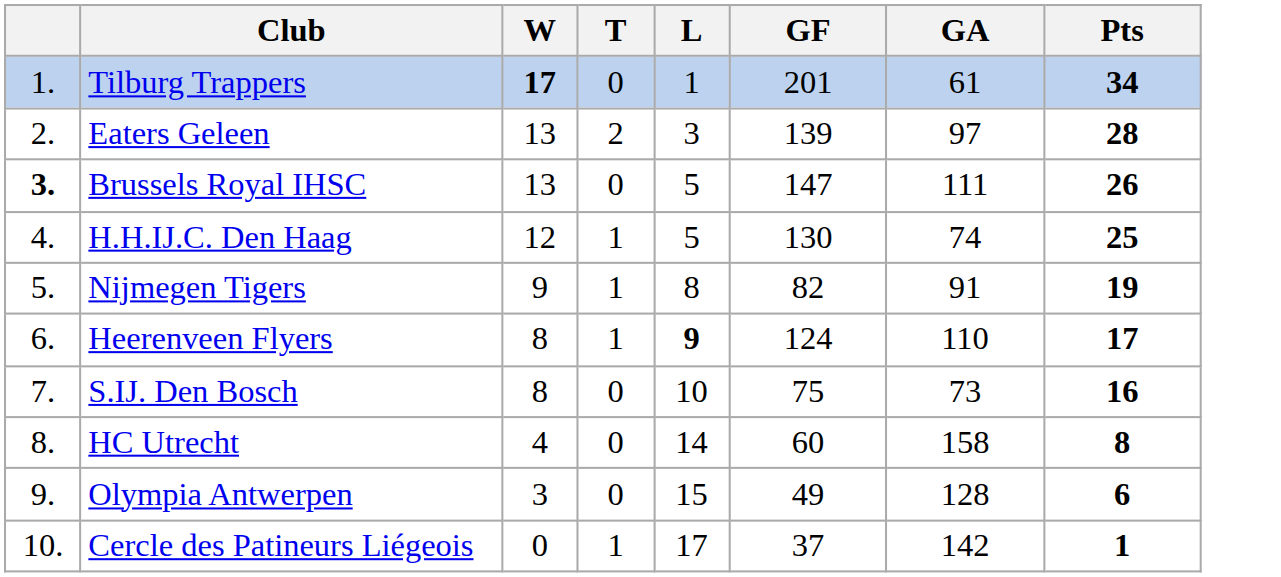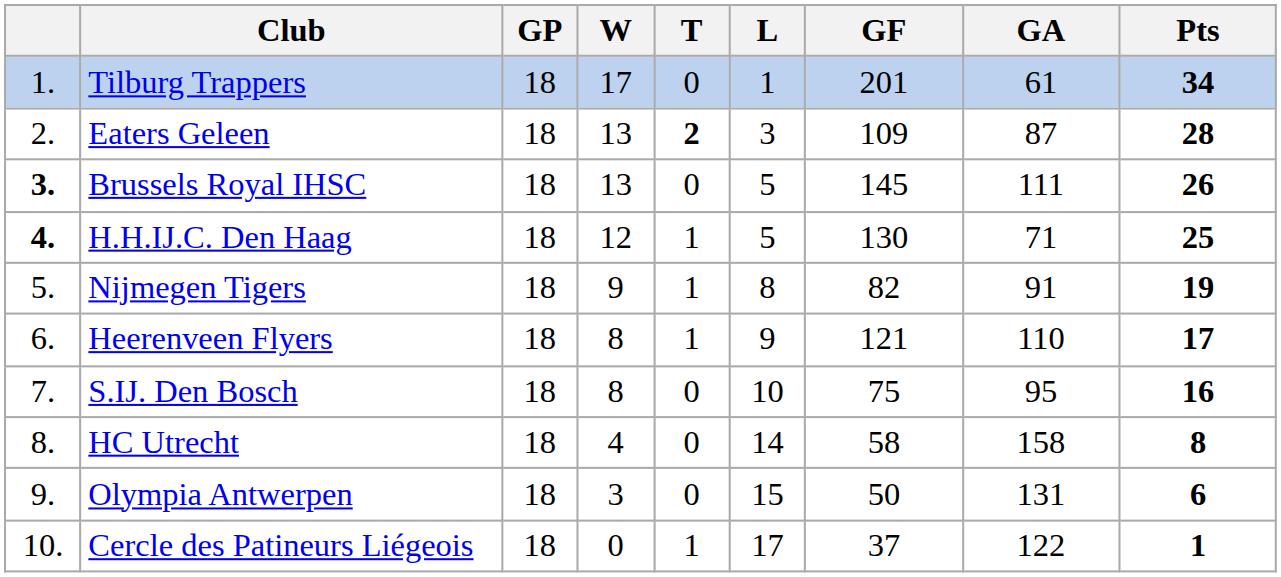+ column: (540, 30)
(540, 81) bold -> (616, 81) normal
(616, 133) normal -> (692, 133) bold
(808, 133) 139 -> (884, 133) 109
(965, 133) 97 -> (1041, 133) 87
(808, 184) 147 -> (884, 184) 145
(43, 236) normal -> (43, 236) bold
(965, 236) 74 -> (1041, 236) 71
(692, 339) bold -> (767, 339) normal
(808, 339) 124 -> (884, 339) 121
(965, 390) 73 -> (1041, 390) 95
(808, 442) 60 -> (884, 442) 58
(808, 493) 49 -> (884, 493) 50
(965, 493) 128 -> (1041, 493) 131
(965, 545) 142 -> (1041, 545) 122
